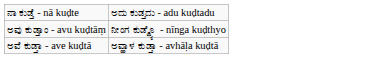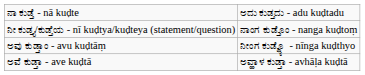+ row: (121, 29)
